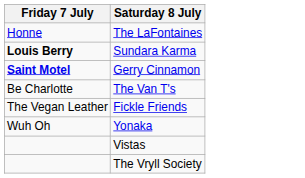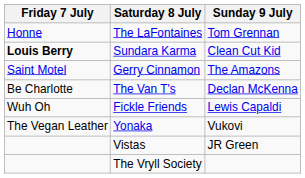+ column: (253, 13)
(39, 70) bold -> (37, 70) normal
(57, 107) The Vegan Leather -> (29, 107) Wuh Oh
(29, 126) Wuh Oh -> (57, 126) The Vegan Leather
